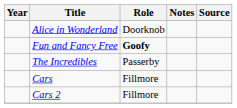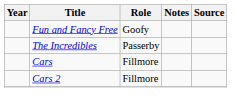- row: (75, 29)
(136, 45) bold -> (136, 29) normal
